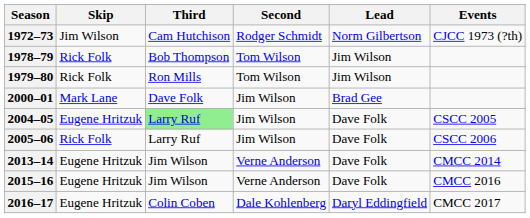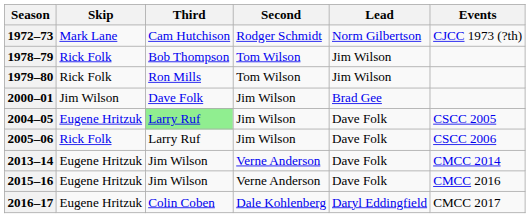(89, 35) Jim Wilson -> (88, 35) Mark Lane
(88, 98) Mark Lane -> (89, 98) Jim Wilson
